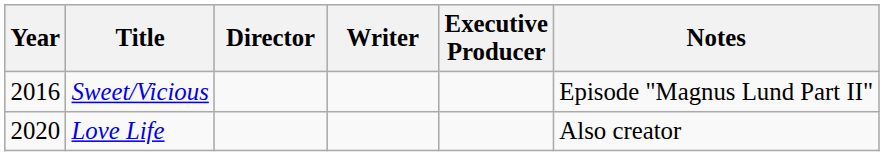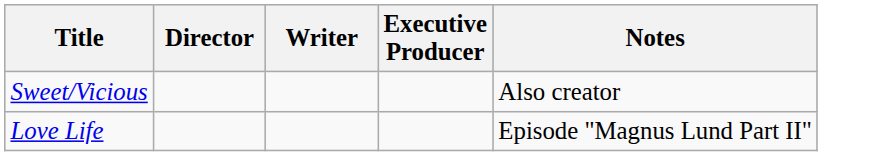- column: (35, 38)
(716, 91) Episode "Magnus Lund Part II" -> (559, 91) Also creator
(620, 130) Also creator -> (655, 130) Episode "Magnus Lund Part II"
